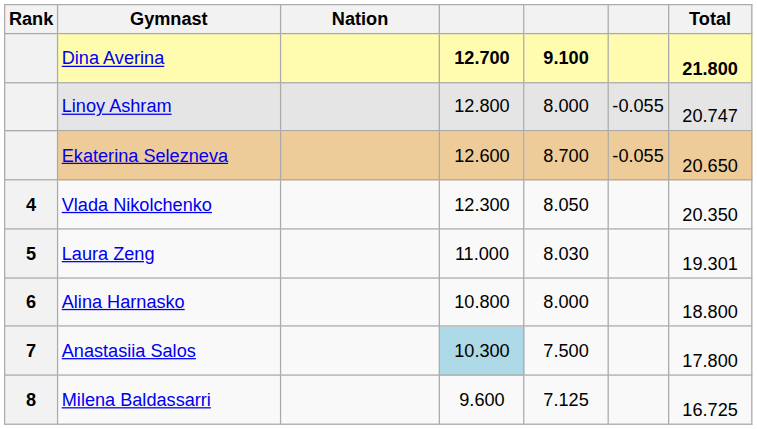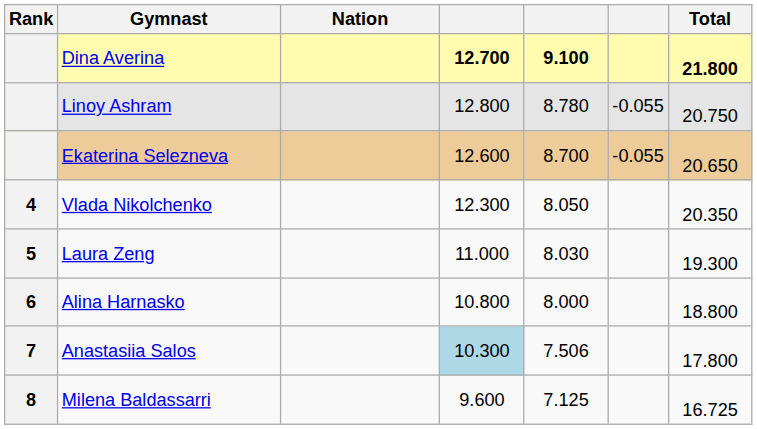(566, 107) 8.000 -> (566, 107) 8.780
(710, 117) 20.747 -> (710, 117) 20.750
(710, 263) 19.301 -> (710, 263) 19.300
(566, 351) 7.500 -> (566, 351) 7.506
